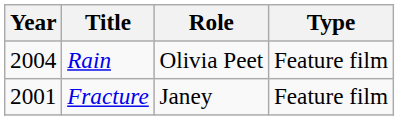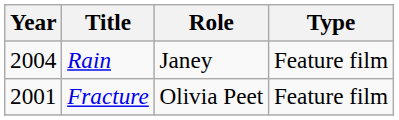(211, 59) Olivia Peet -> (186, 59) Janey
(186, 96) Janey -> (211, 96) Olivia Peet
